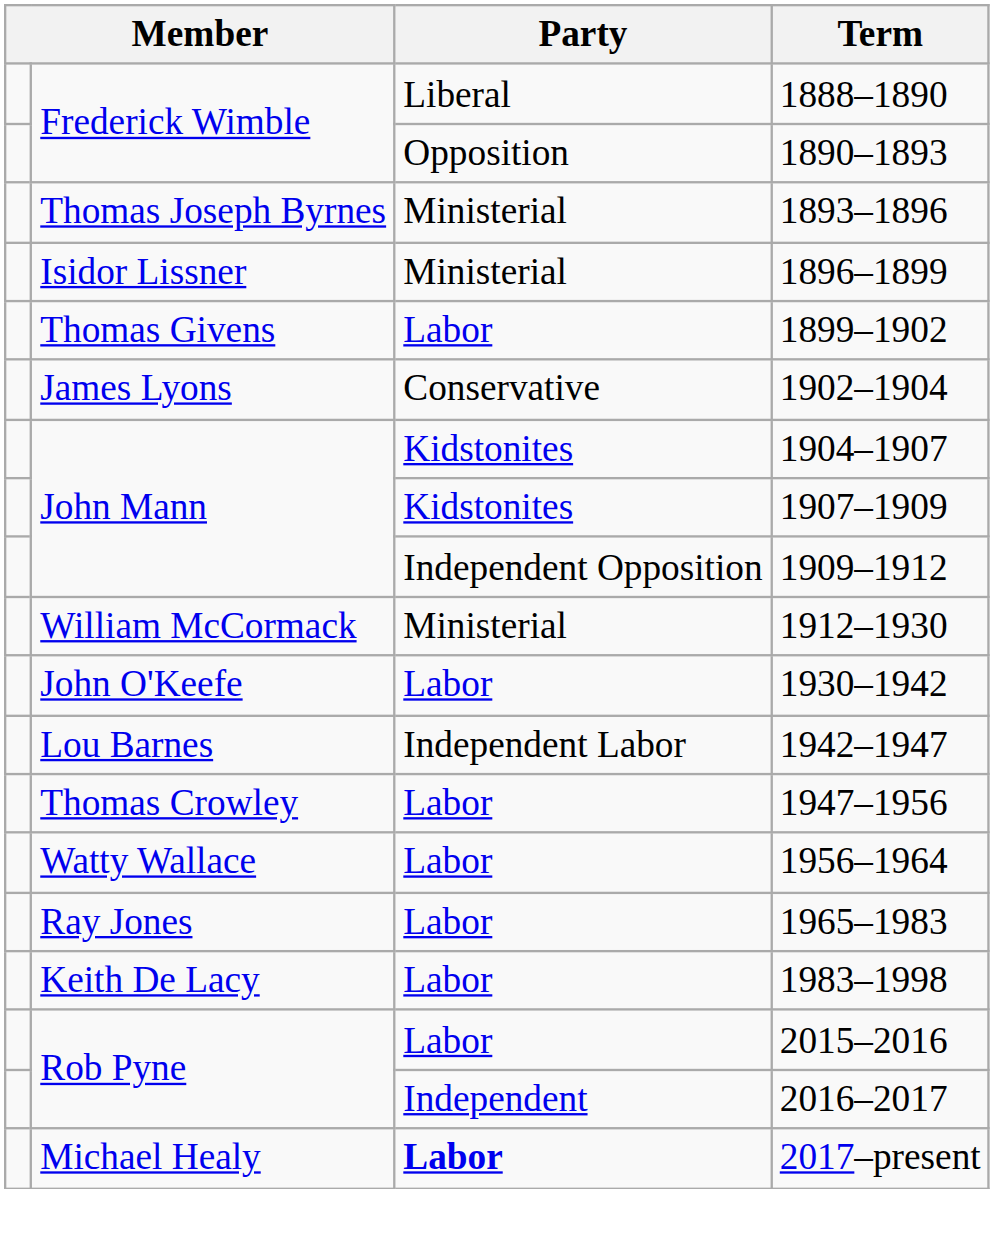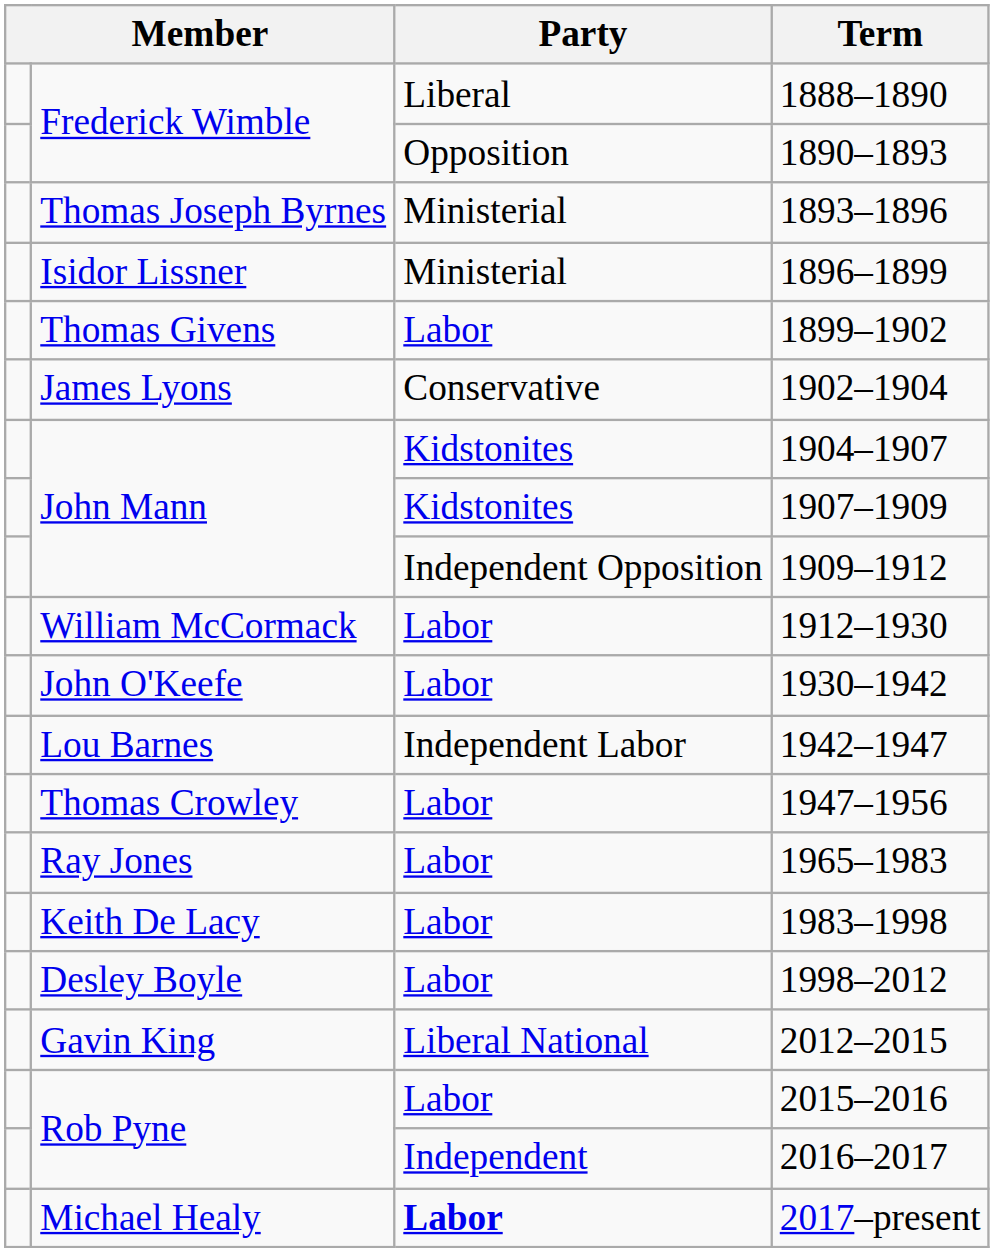(485, 625) Ministerial -> (448, 625) Labor
- row: (864, 861)
+ row: (864, 980)
+ row: (864, 1039)
